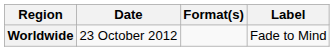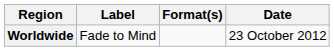columns swapped: (128, 14) <-> (288, 14)
